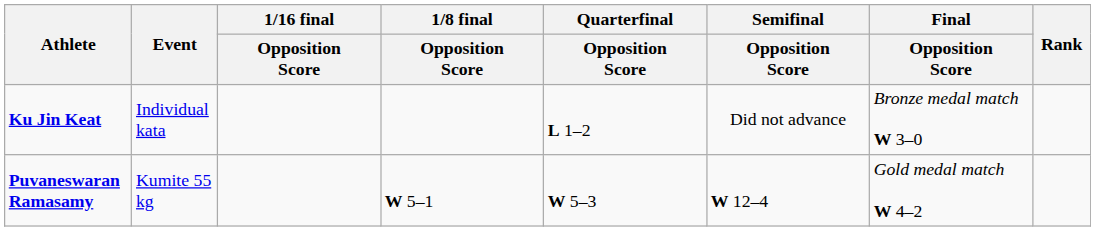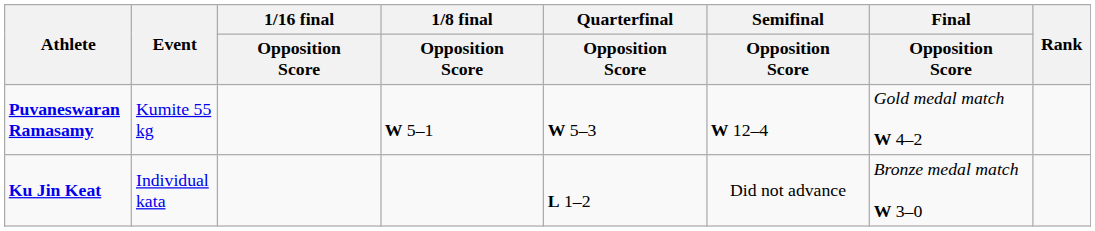rows swapped: (55, 119) <-> (64, 190)
